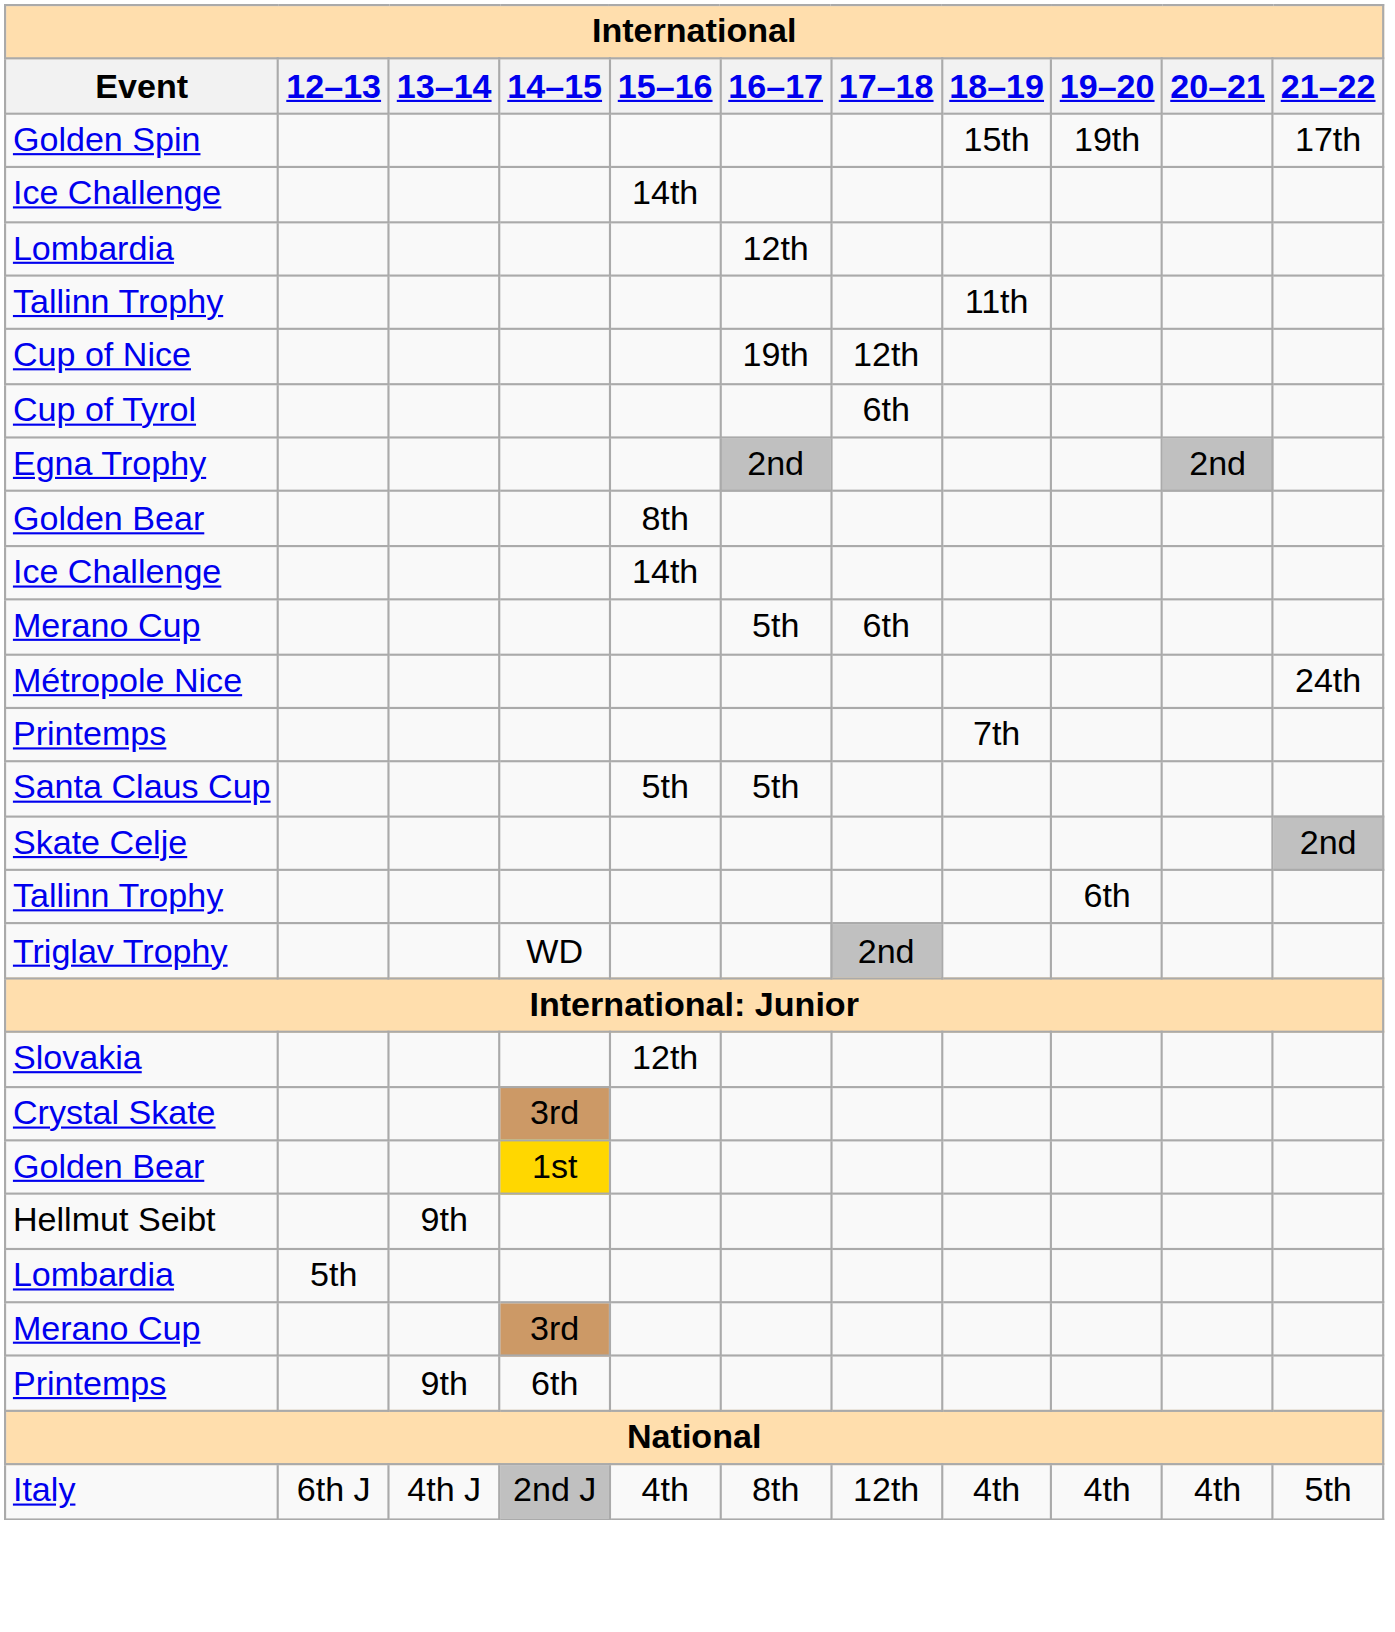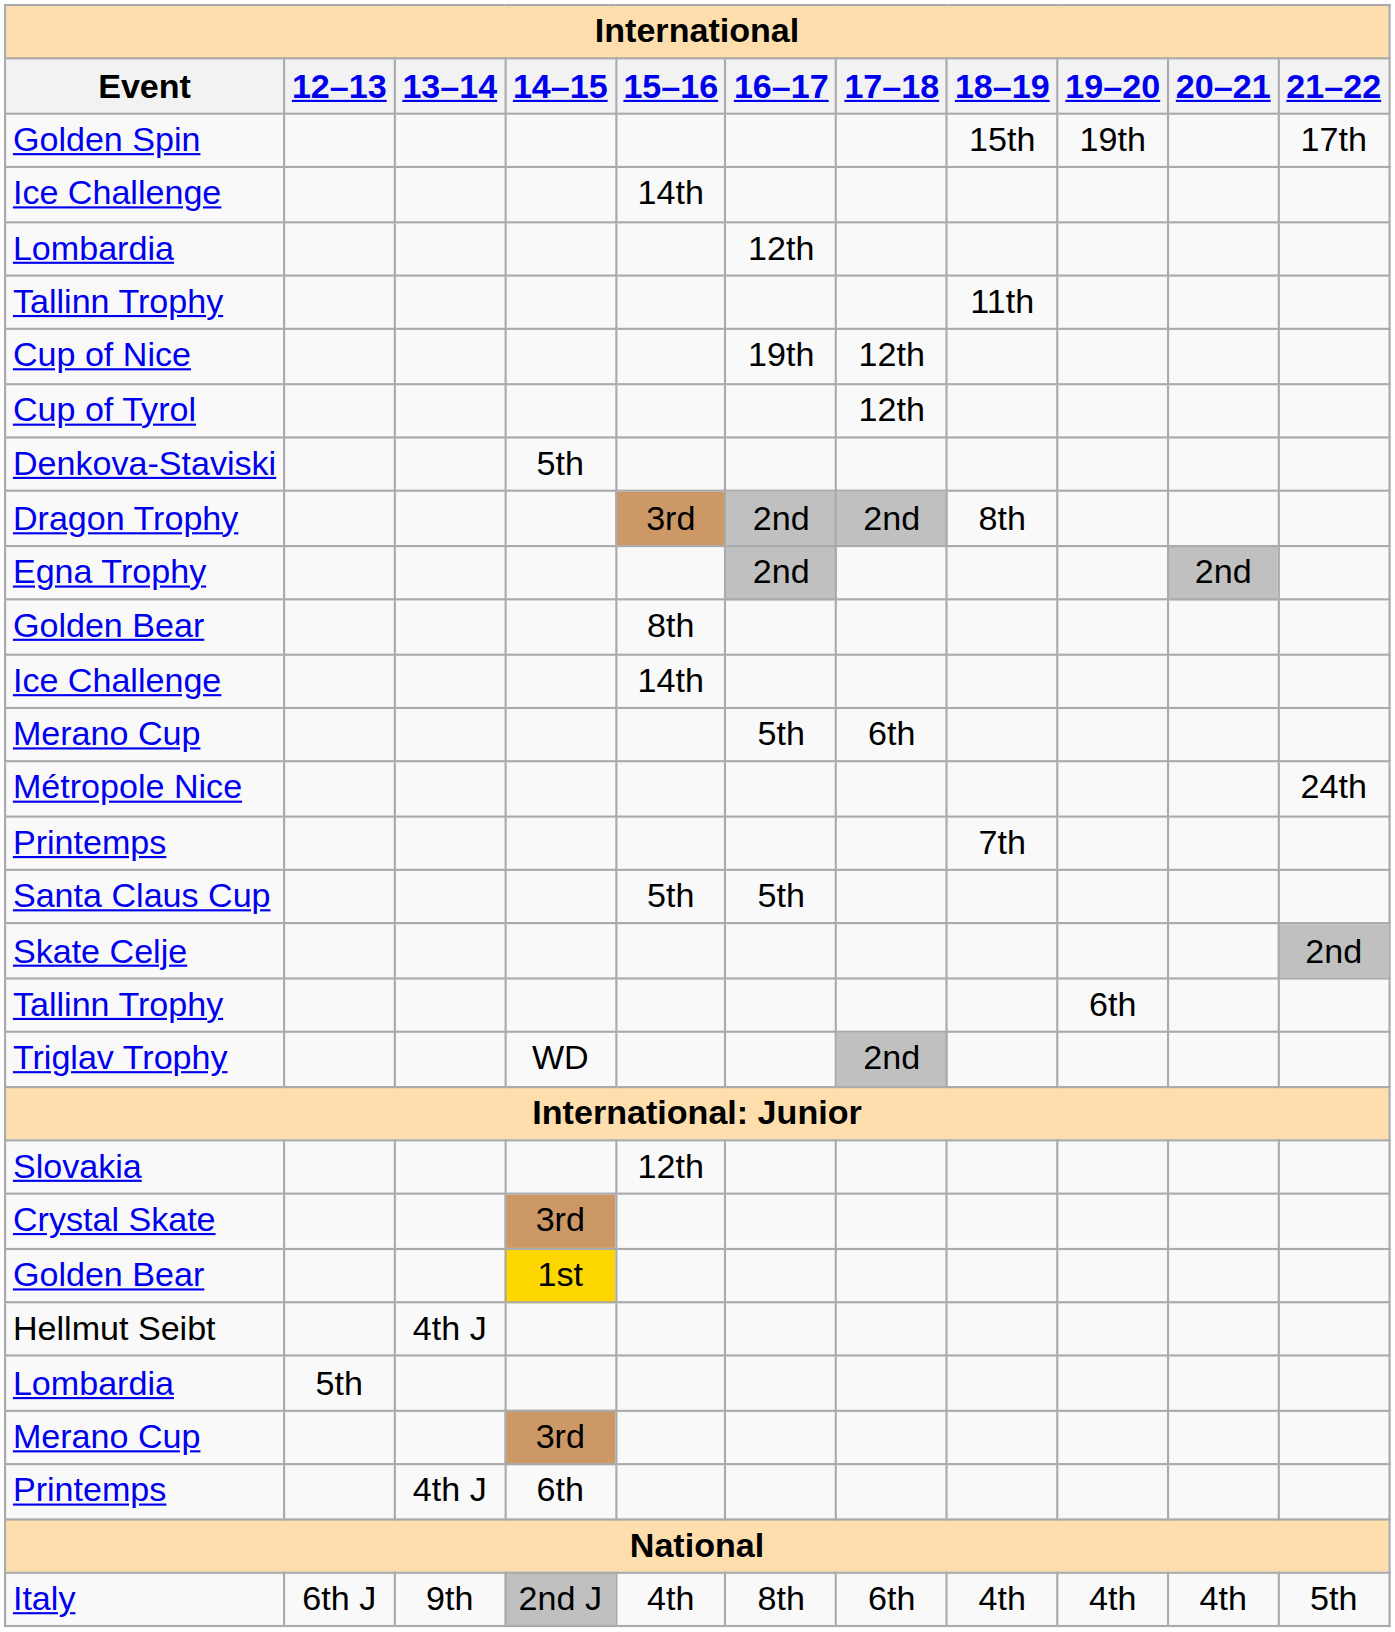(886, 409) 6th -> (892, 409) 12th
+ row: (145, 463)
+ row: (126, 517)
(444, 1220) 9th -> (450, 1328) 4th J
(444, 1382) 9th -> (450, 1490) 4th J
(444, 1490) 4th J -> (450, 1598) 9th
(886, 1490) 12th -> (892, 1598) 6th
